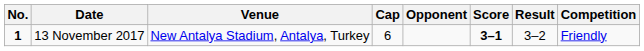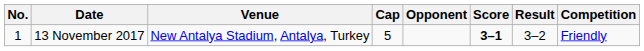(18, 35) bold -> (18, 35) normal
(388, 35) 6 -> (388, 35) 5
